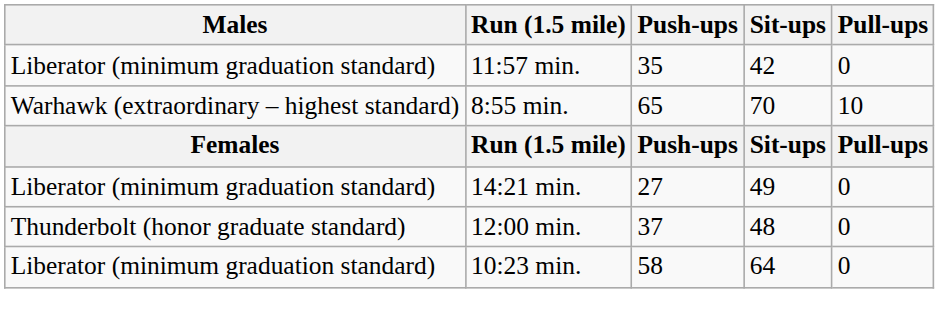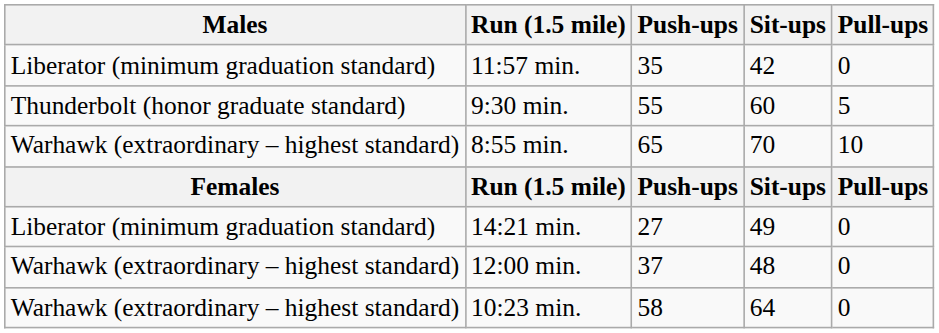+ row: (520, 105)
(208, 226) Thunderbolt (honor graduate standard) -> (235, 266) Warhawk (extraordinary – highest standard)
(223, 266) Liberator (minimum graduation standard) -> (235, 307) Warhawk (extraordinary – highest standard)
